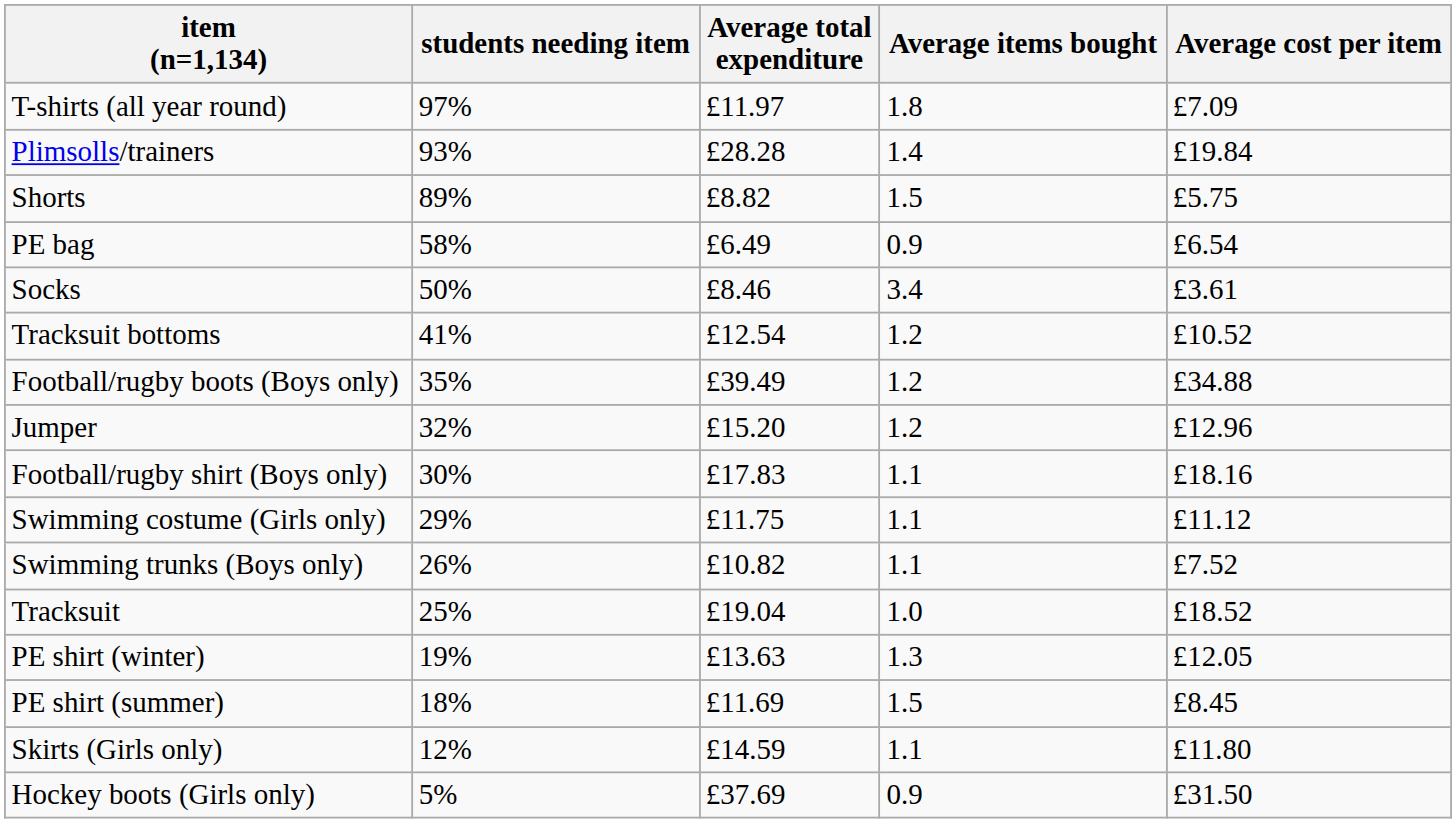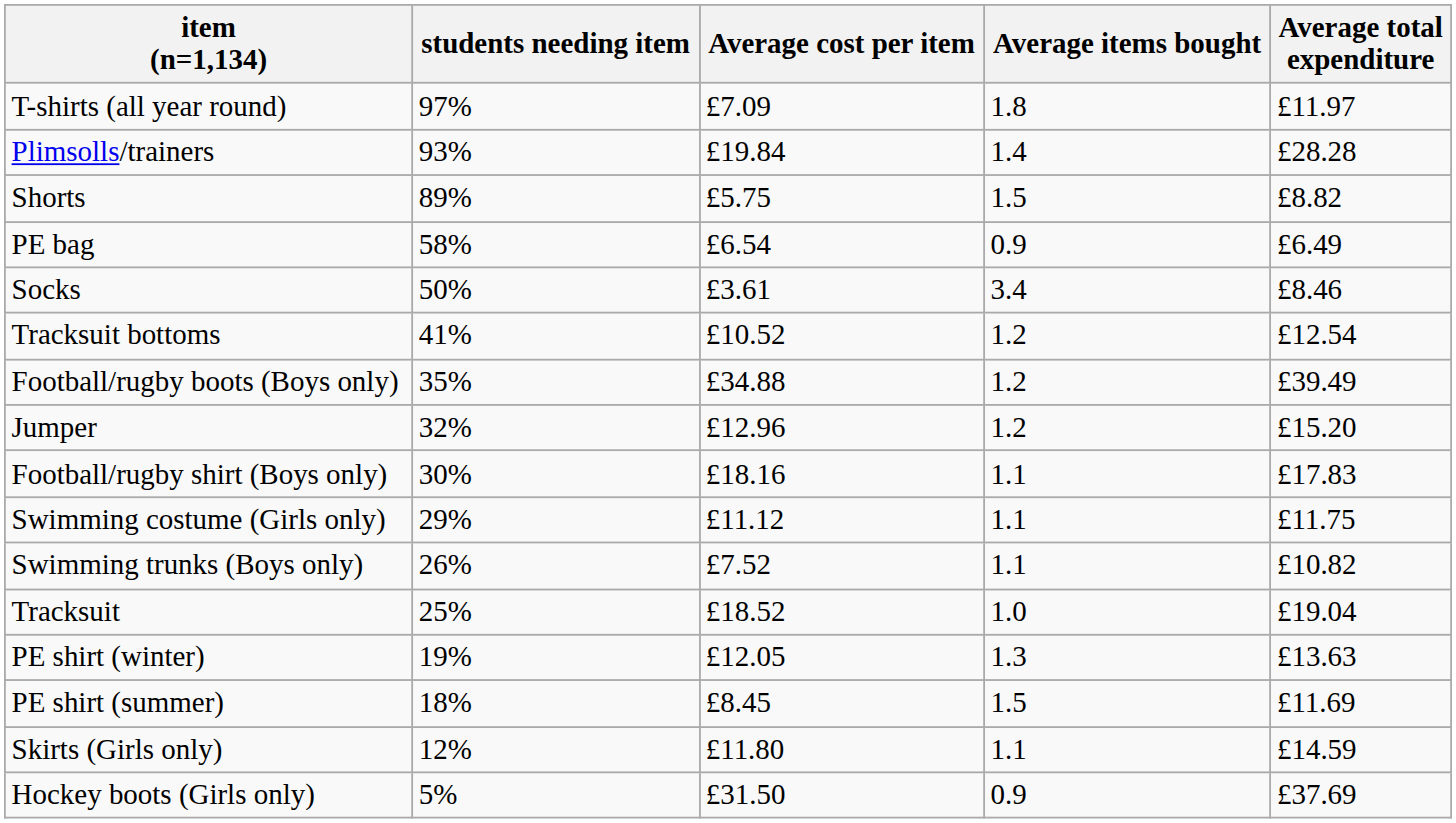columns swapped: (1309, 43) <-> (789, 43)
